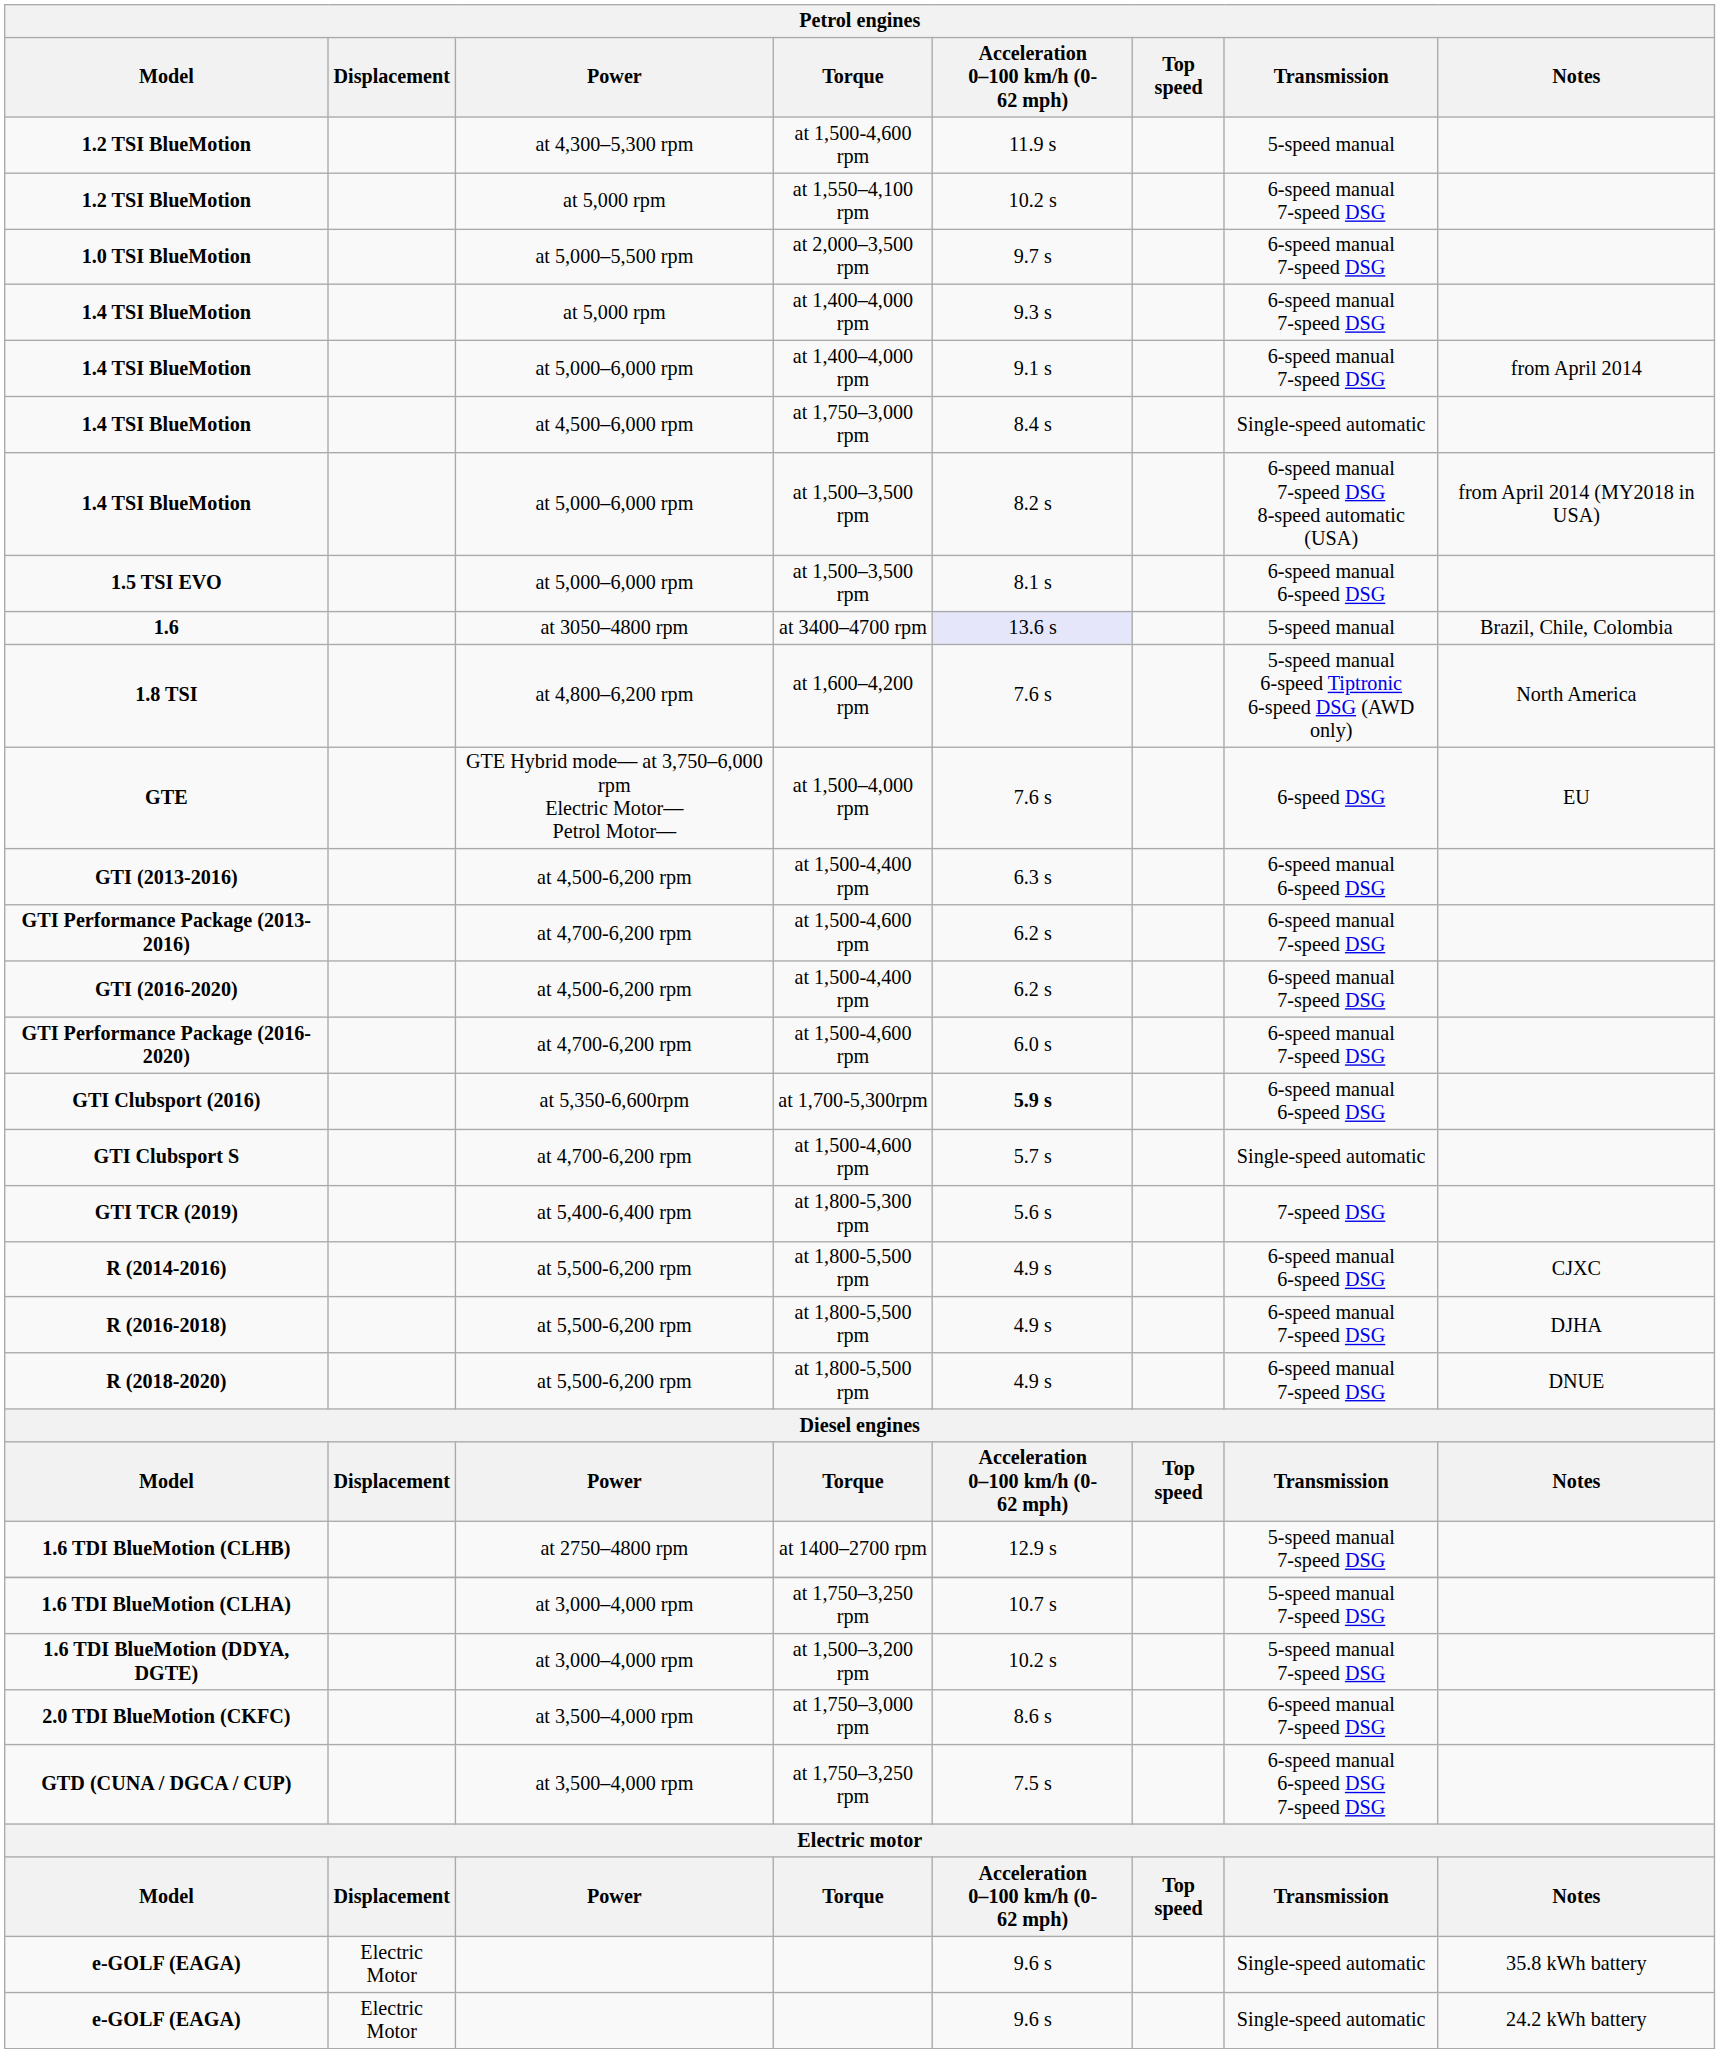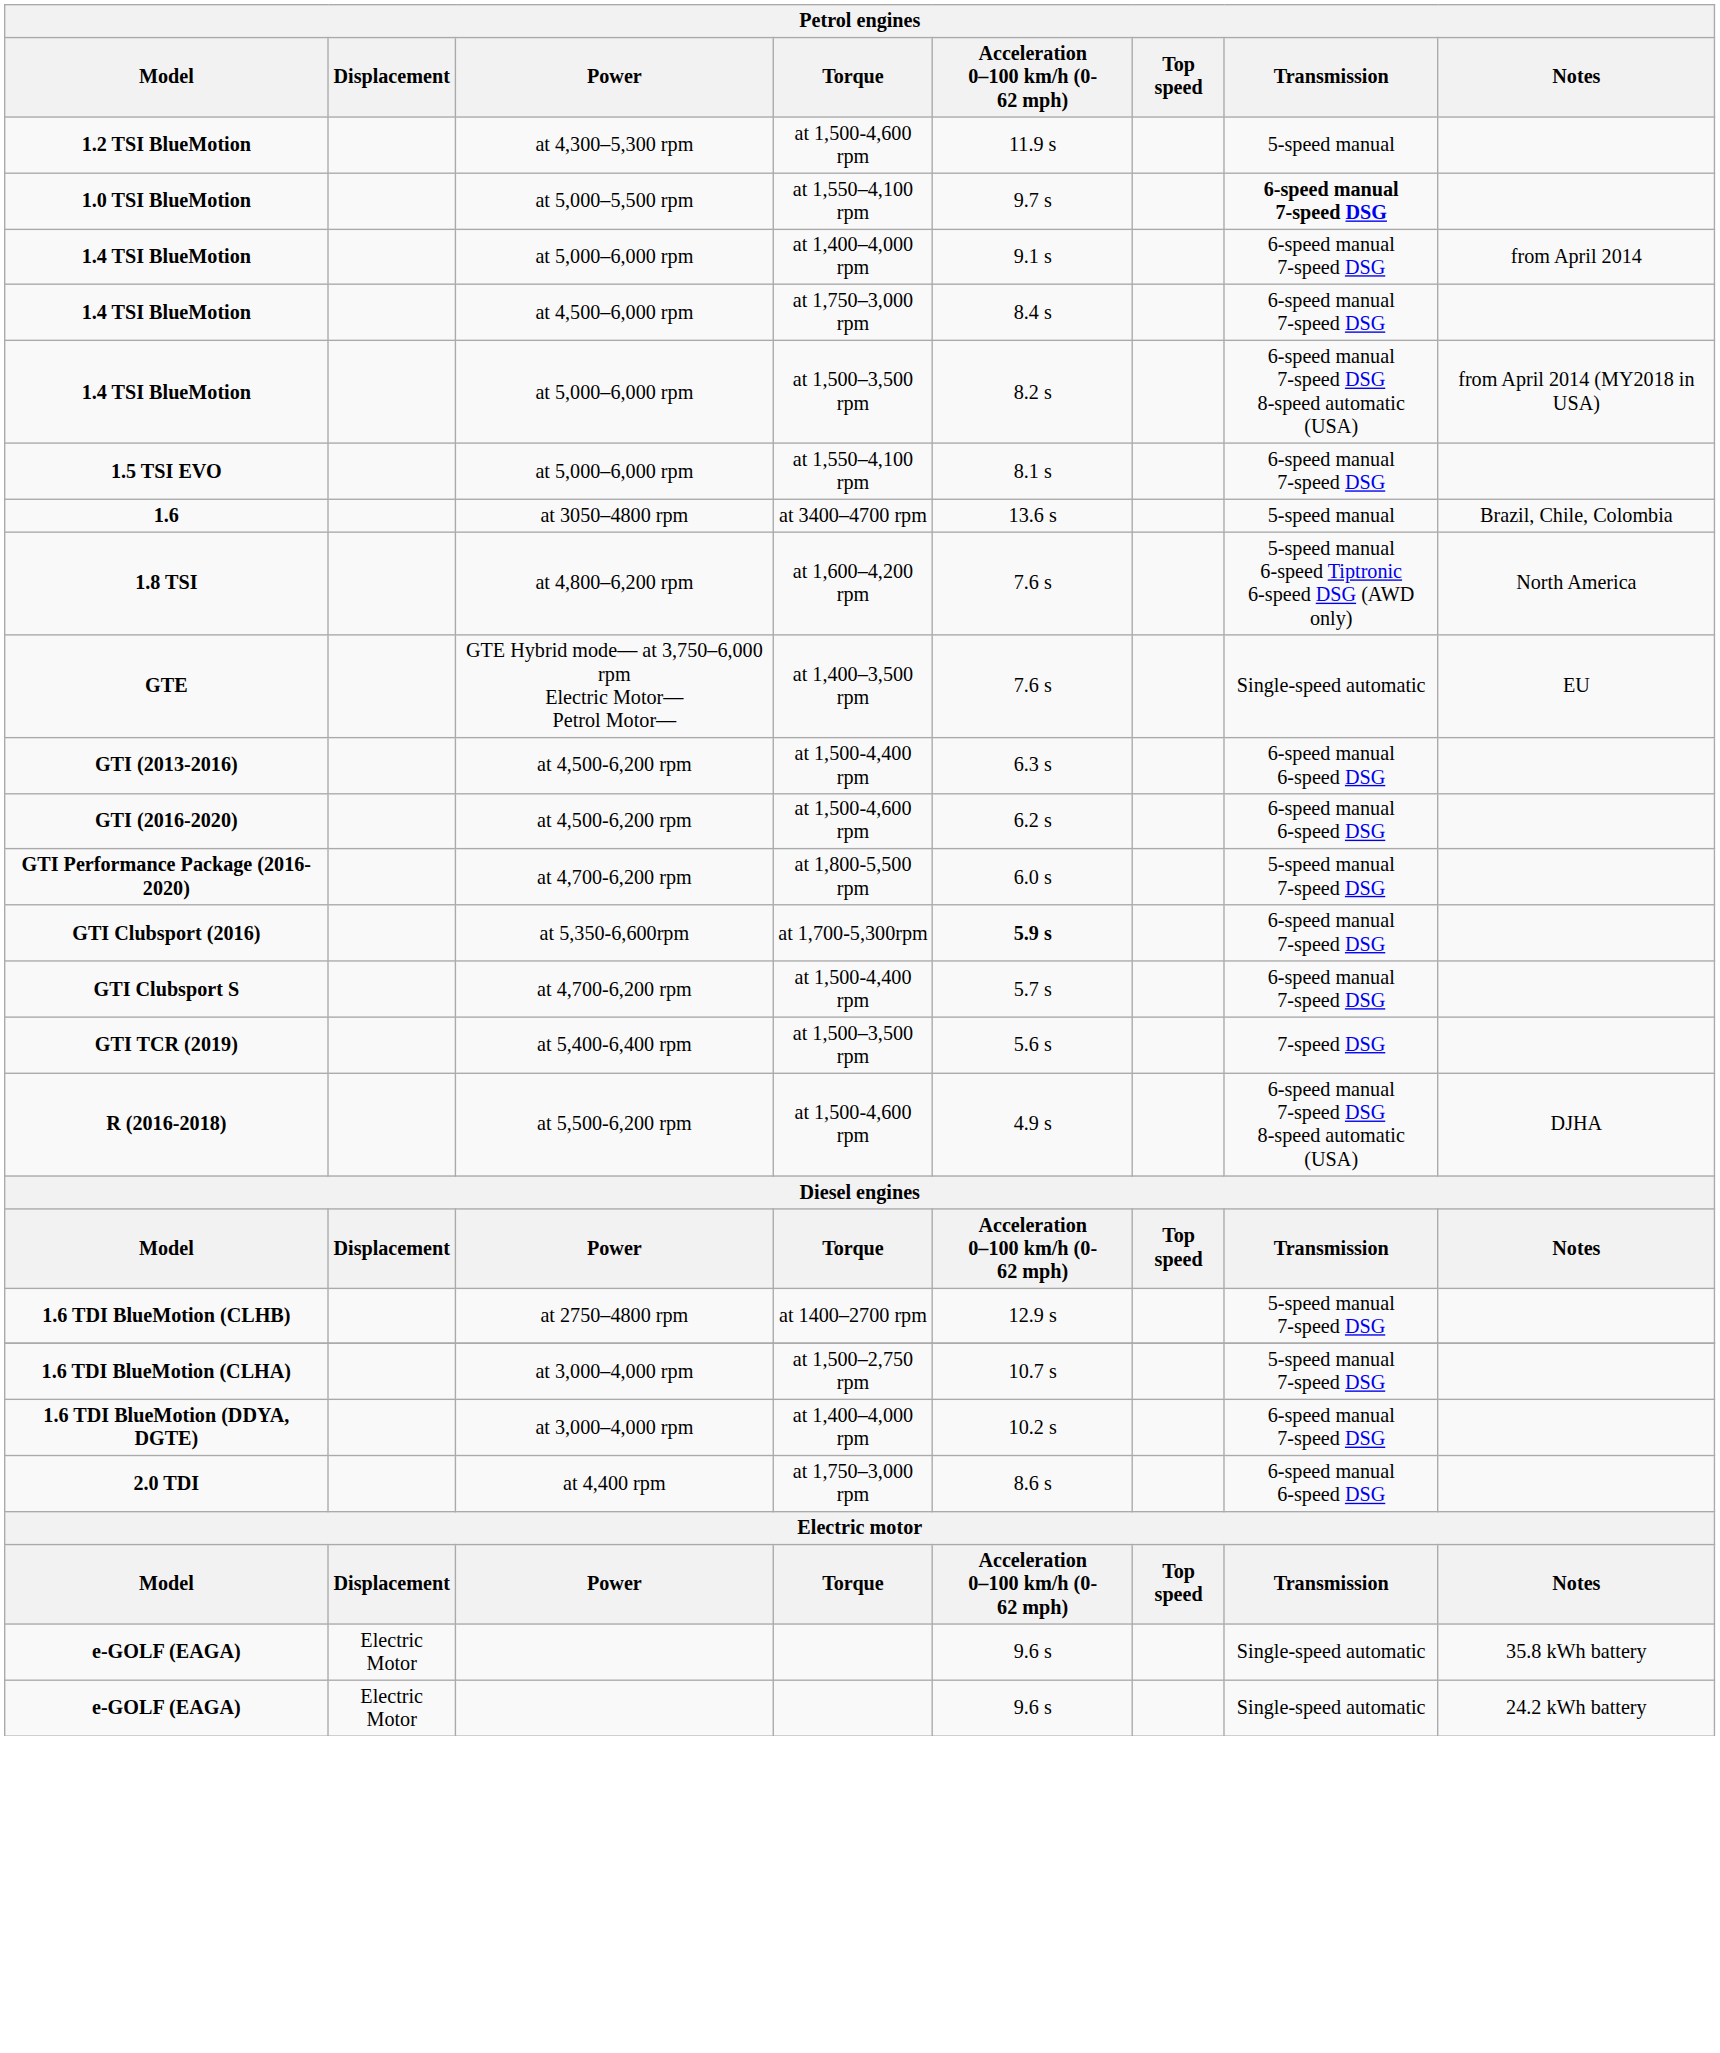- row: (166, 200)
(853, 256) at 2,000–3,500 rpm -> (853, 200) at 1,550–4,100 rpm
(1331, 256) normal -> (1331, 200) bold
- row: (166, 312)
(1331, 424) Single-speed automatic -> (1331, 312) 6-speed manual 7-speed DSG
(853, 582) at 1,500–3,500 rpm -> (853, 470) at 1,550–4,100 rpm
(1331, 582) 6-speed manual 6-speed DSG -> (1331, 470) 6-speed manual 7-speed DSG
(1033, 627) lavender background -> (1033, 515) no background
(853, 797) at 1,500–4,000 rpm -> (853, 685) at 1,400–3,500 rpm
(1331, 797) 6-speed DSG -> (1331, 685) Single-speed automatic
- row: (166, 932)
(853, 988) at 1,500-4,400 rpm -> (853, 820) at 1,500-4,600 rpm
(1331, 988) 6-speed manual 7-speed DSG -> (1331, 820) 6-speed manual 6-speed DSG
(853, 1044) at 1,500-4,600 rpm -> (853, 876) at 1,800-5,500 rpm
(1331, 1044) 6-speed manual 7-speed DSG -> (1331, 876) 5-speed manual 7-speed DSG
(1331, 1100) 6-speed manual 6-speed DSG -> (1331, 932) 6-speed manual 7-speed DSG
(853, 1156) at 1,500-4,600 rpm -> (853, 988) at 1,500-4,400 rpm
(1331, 1156) Single-speed automatic -> (1331, 988) 6-speed manual 7-speed DSG
(853, 1212) at 1,800-5,300 rpm -> (853, 1044) at 1,500–3,500 rpm
- row: (166, 1268)
(853, 1324) at 1,800-5,500 rpm -> (853, 1123) at 1,500-4,600 rpm
(1331, 1324) 6-speed manual 7-speed DSG -> (1331, 1123) 6-speed manual 7-speed DSG 8-speed automatic (USA)
- row: (166, 1380)
(853, 1604) at 1,750–3,250 rpm -> (853, 1371) at 1,500–2,750 rpm
(853, 1660) at 1,500–3,200 rpm -> (853, 1427) at 1,400–4,000 rpm
(1331, 1660) 5-speed manual 7-speed DSG -> (1331, 1427) 6-speed manual 7-speed DSG
+ row: (166, 1483)
- row: (166, 1716)
- row: (166, 1784)
